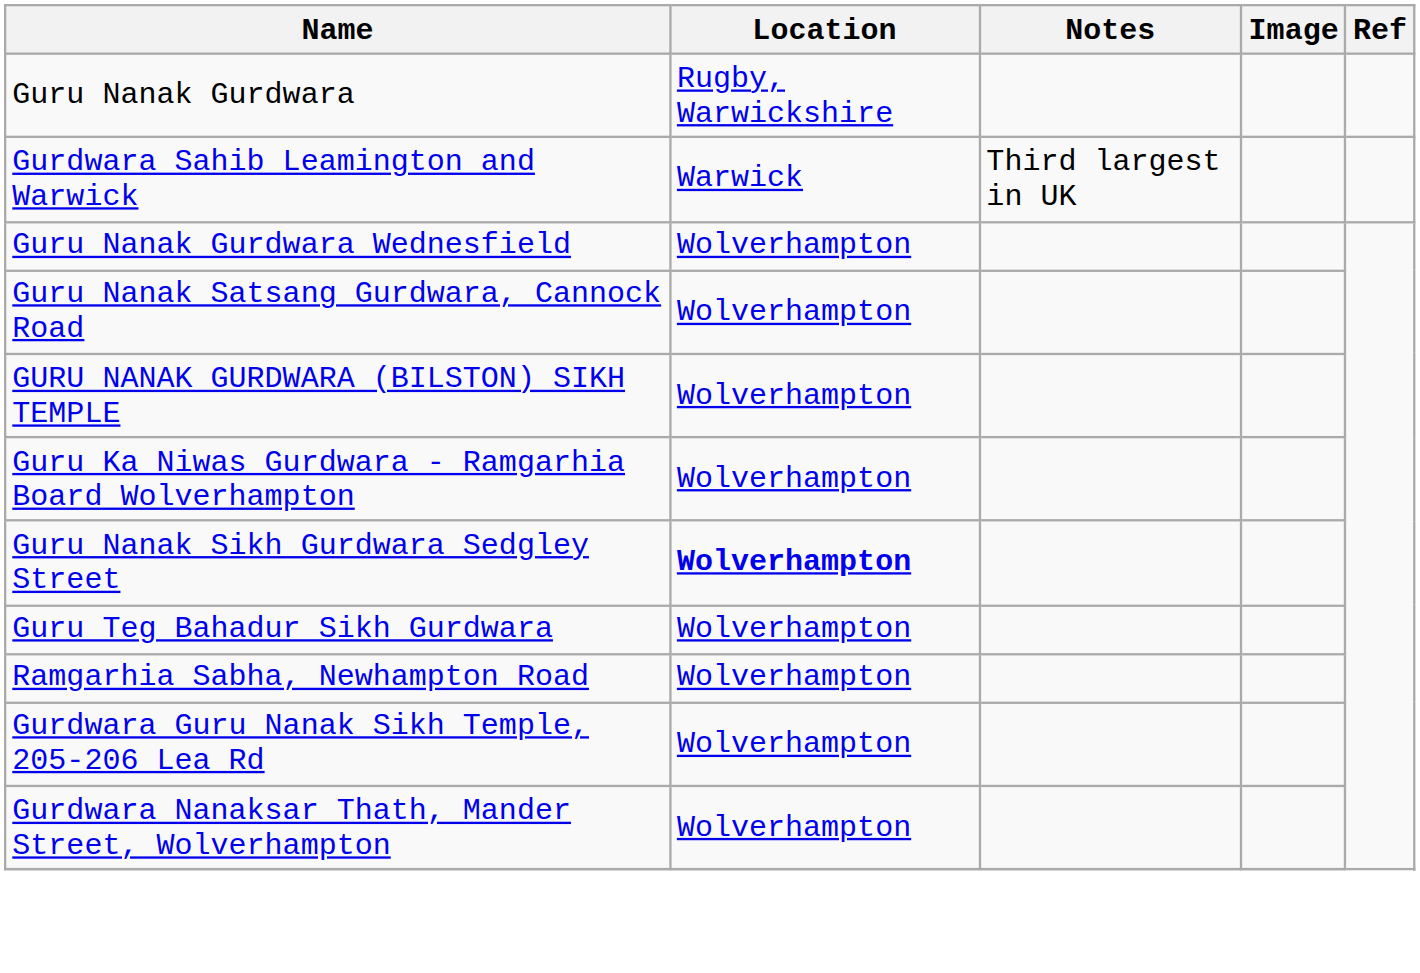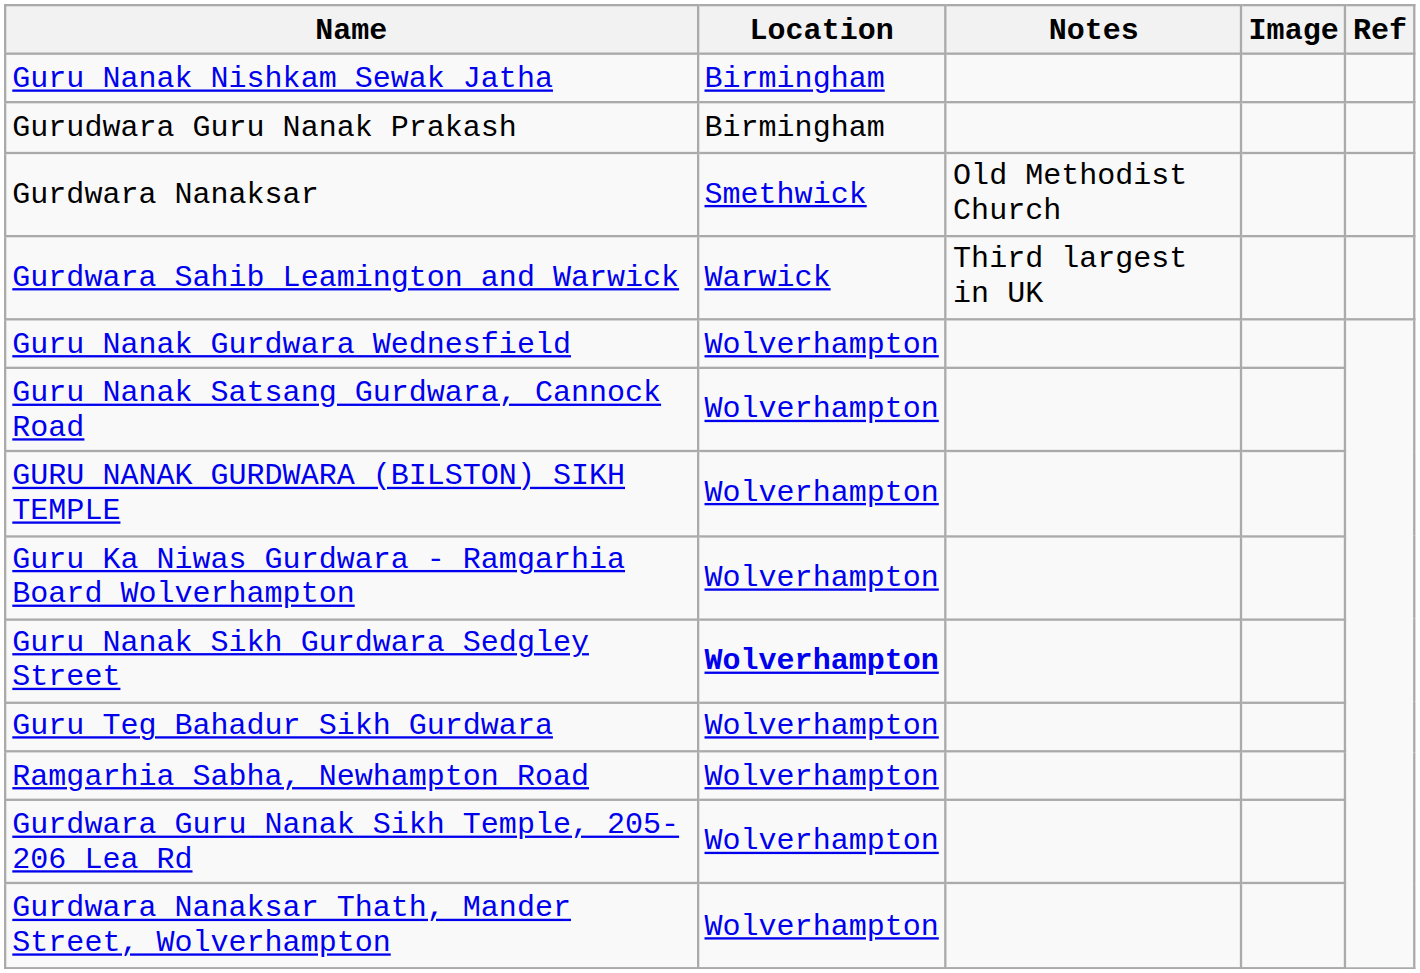+ row: (283, 79)
+ row: (265, 128)
- row: (184, 96)
+ row: (165, 194)
